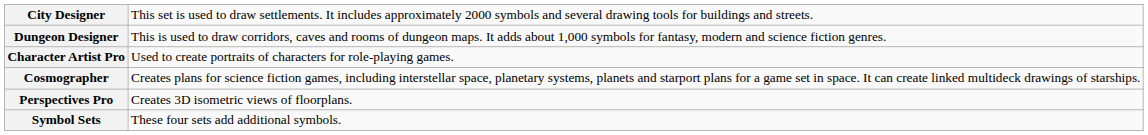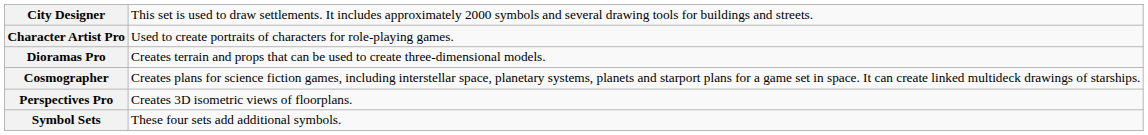- row: (66, 36)
+ row: (66, 57)
